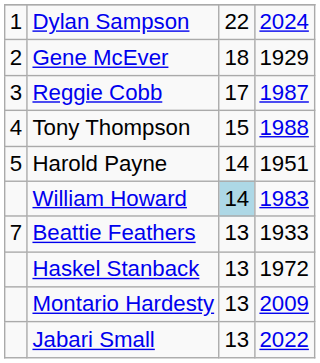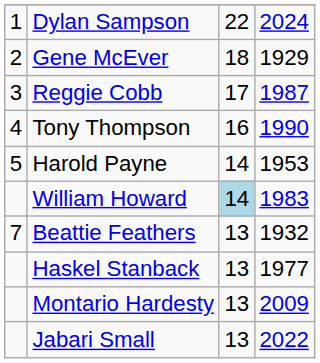(237, 127) 15 -> (237, 127) 16
(284, 127) 1988 -> (284, 127) 1990
(284, 163) 1951 -> (284, 163) 1953
(284, 233) 1933 -> (284, 233) 1932
(284, 269) 1972 -> (284, 269) 1977
